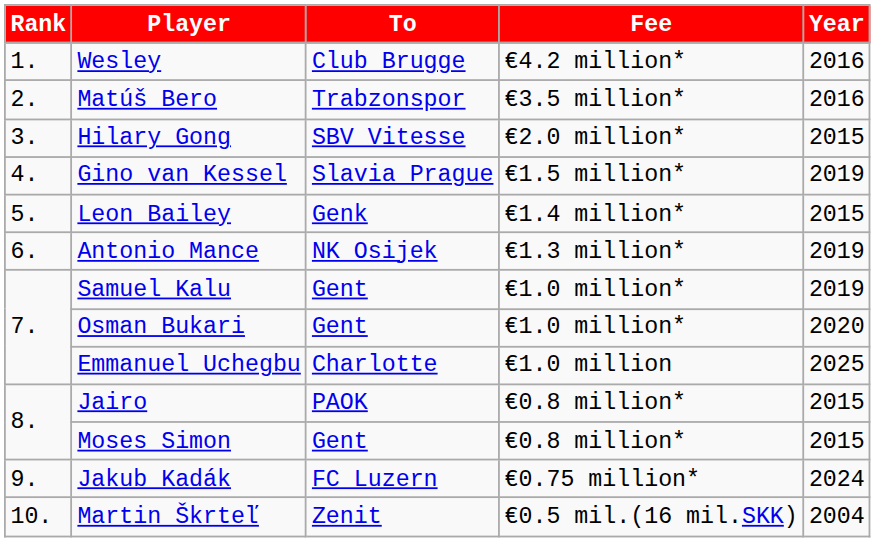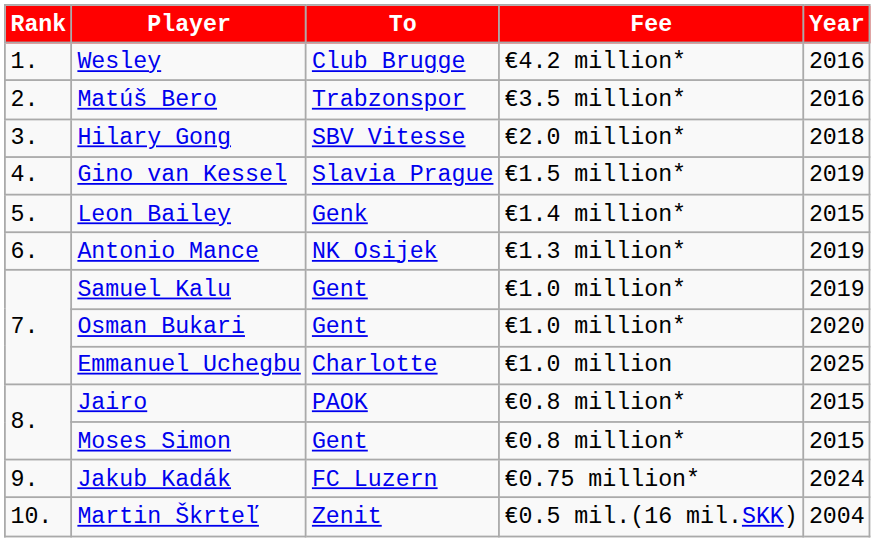(837, 138) 2015 -> (837, 138) 2018
